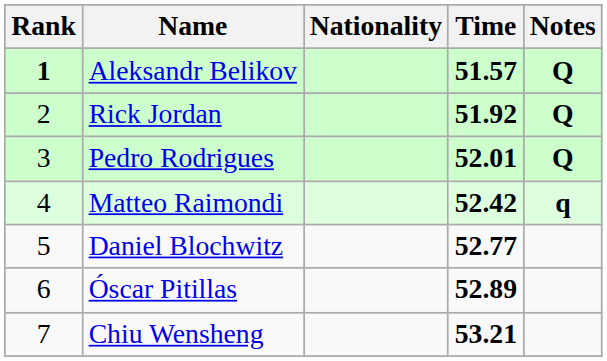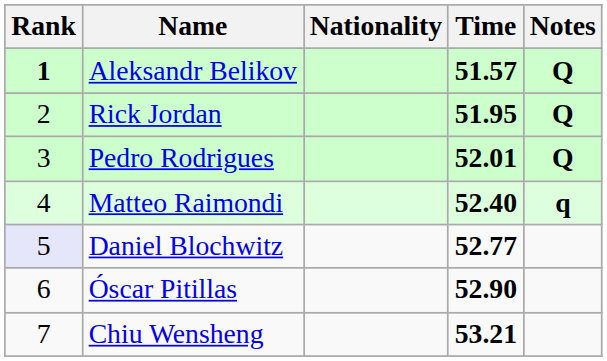(486, 114) 51.92 -> (486, 114) 51.95
(486, 202) 52.42 -> (486, 202) 52.40
(44, 245) no background -> (44, 245) lavender background
(486, 289) 52.89 -> (486, 289) 52.90
